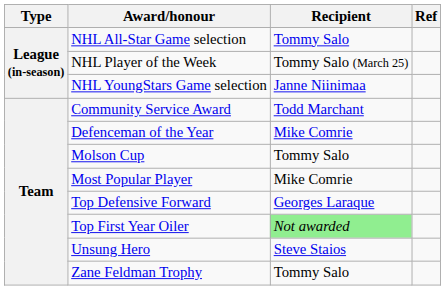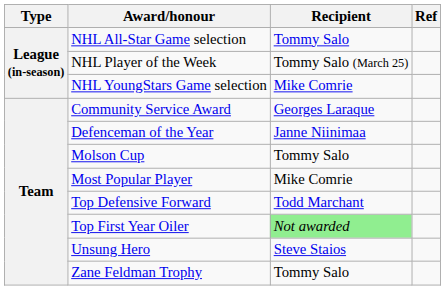(320, 86) Janne Niinimaa -> (313, 86) Mike Comrie
(319, 109) Todd Marchant -> (324, 109) Georges Laraque
(313, 132) Mike Comrie -> (320, 132) Janne Niinimaa
(324, 202) Georges Laraque -> (319, 202) Todd Marchant
